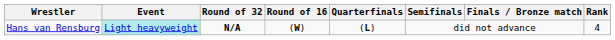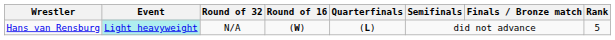(232, 27) bold -> (232, 27) normal
(597, 27) 4 -> (597, 27) 5
